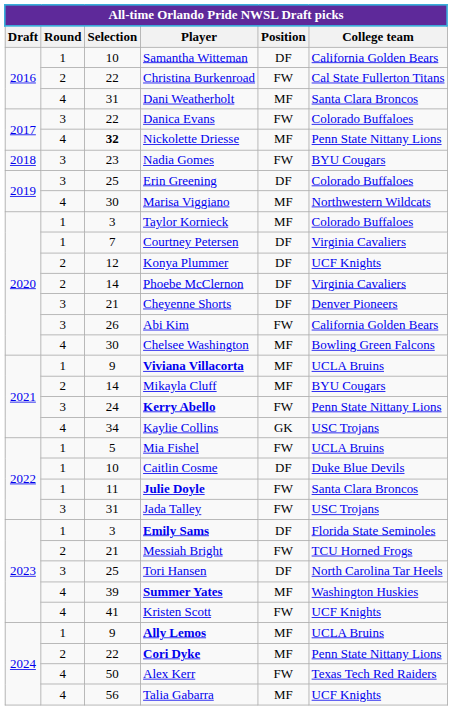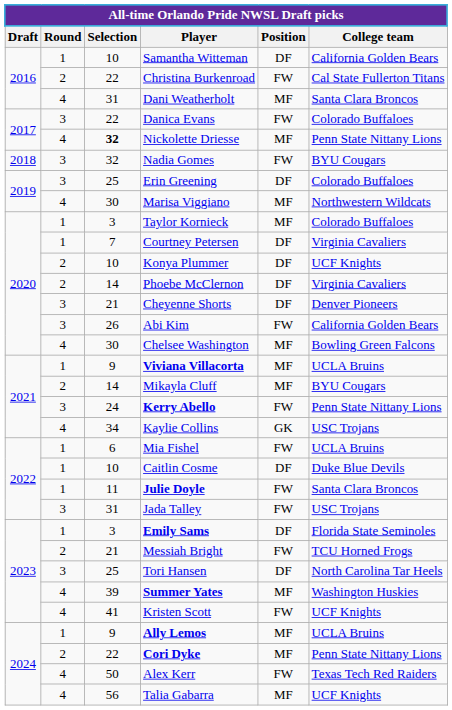(112, 160) 23 -> (112, 160) 32
(112, 263) 12 -> (112, 263) 10
(112, 448) 5 -> (112, 448) 6
